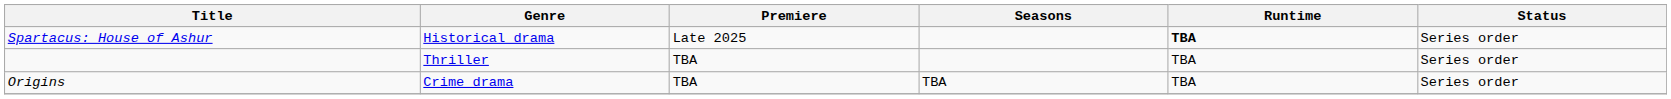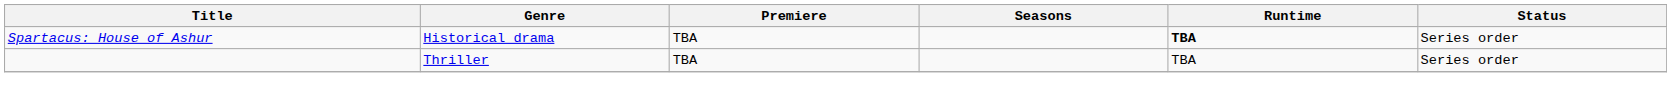(710, 38) Late 2025 -> (685, 38) TBA
- row: (36, 82)
